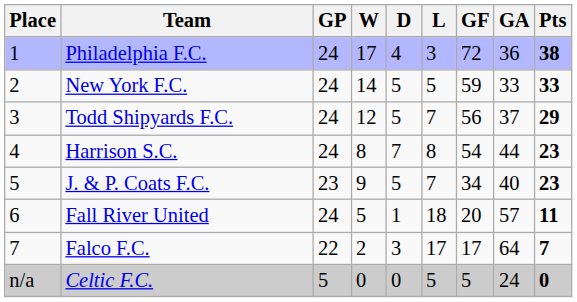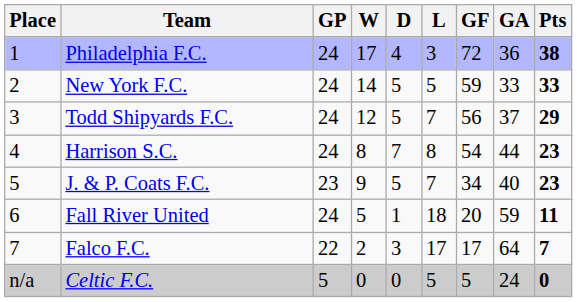(509, 215) 57 -> (509, 215) 59
